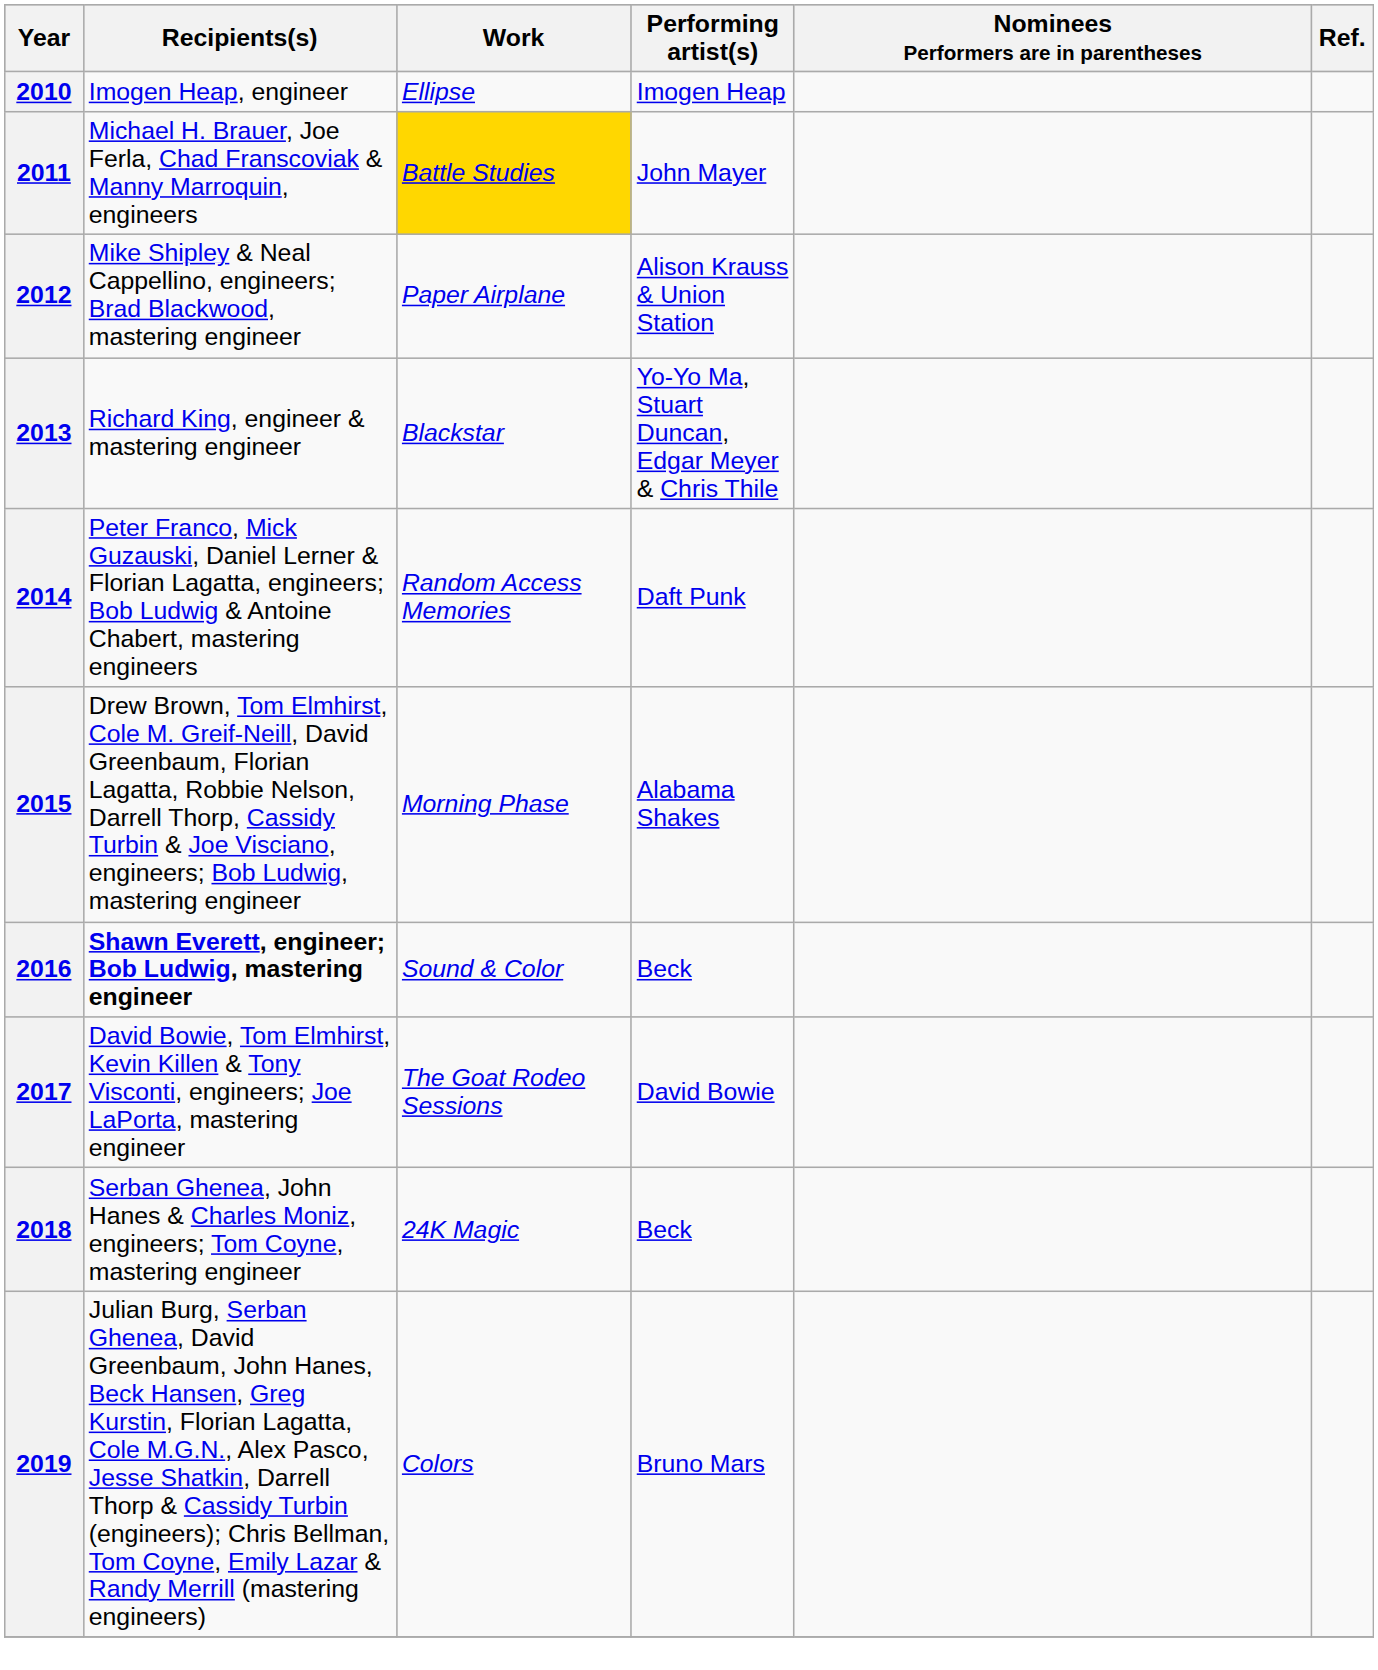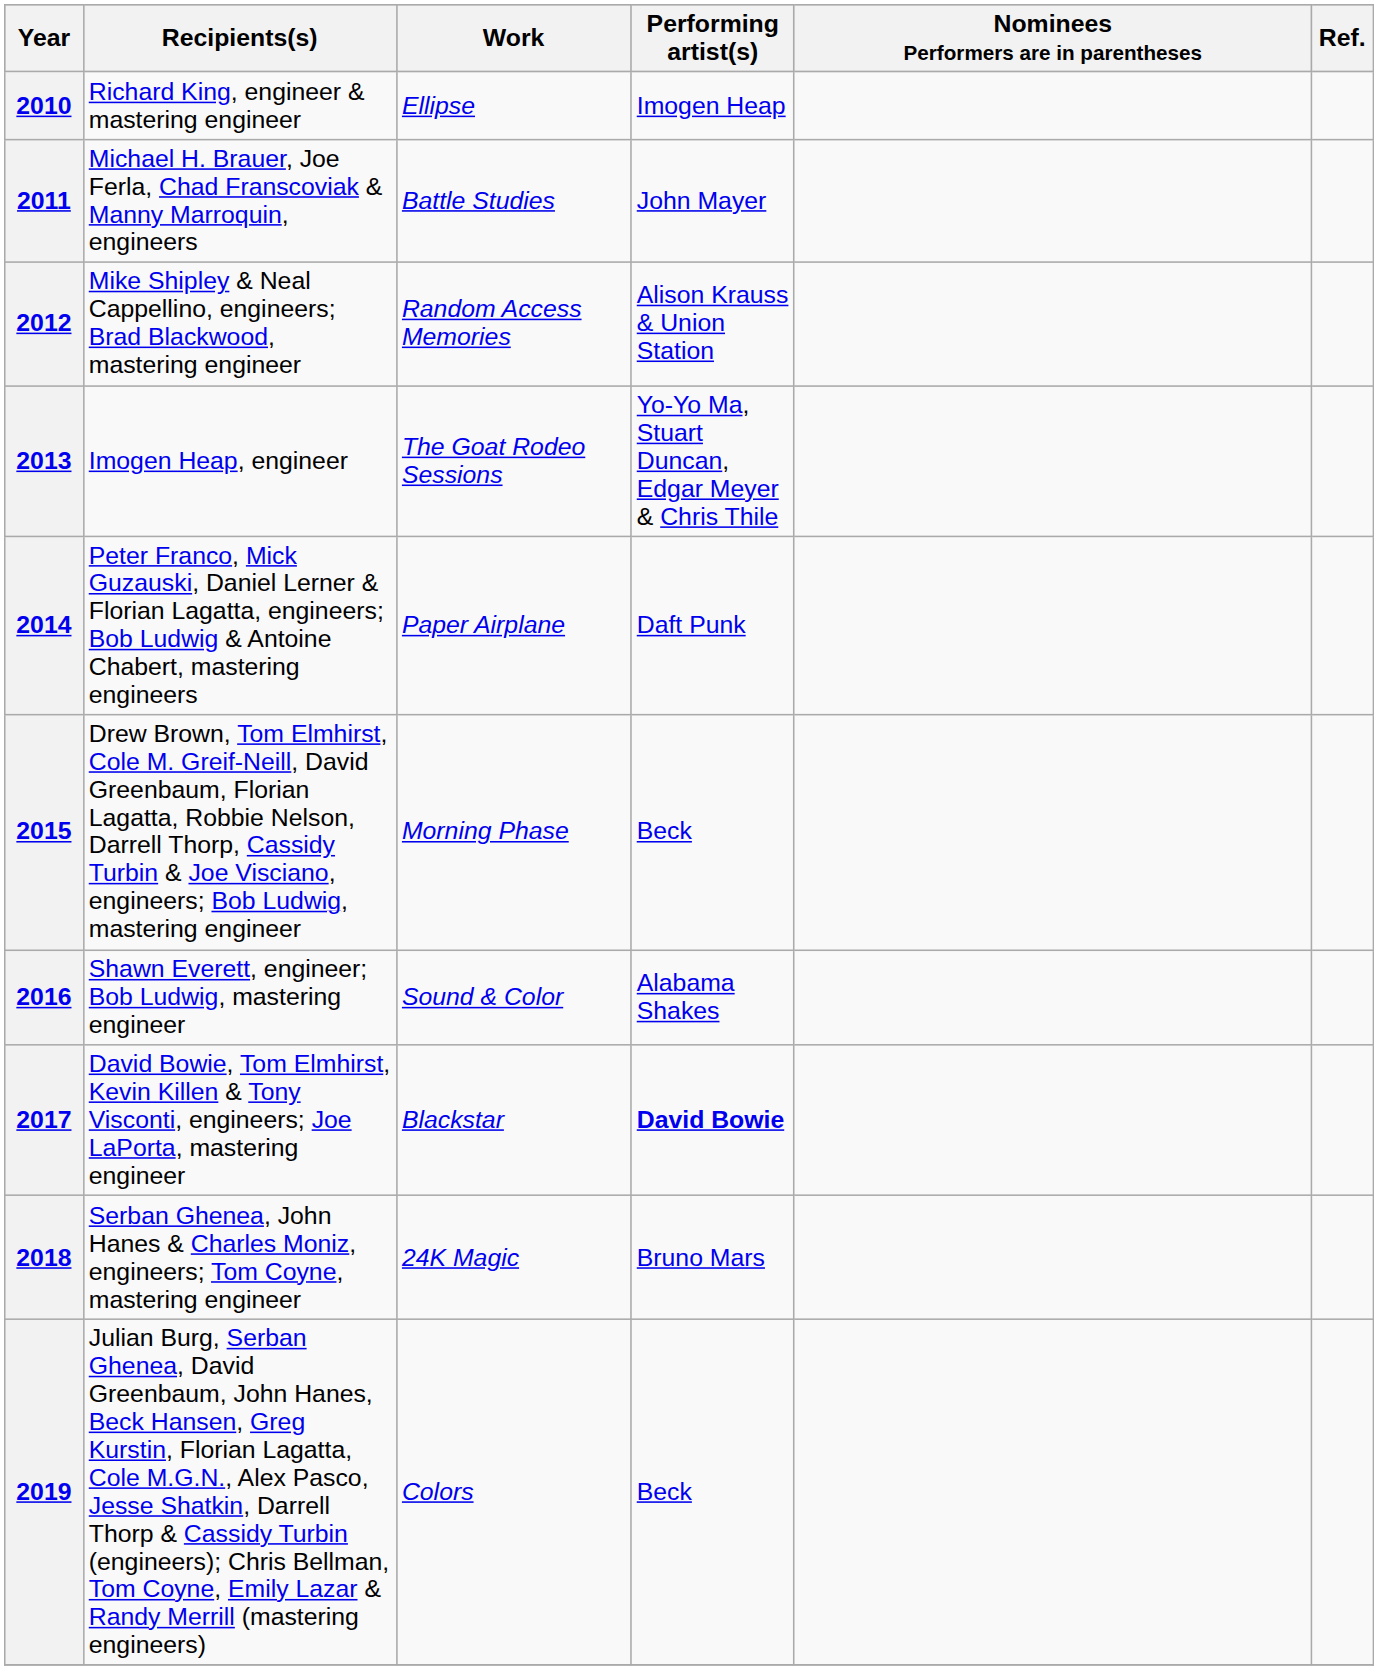(218, 91) Imogen Heap, engineer -> (227, 105) Richard King, engineer & mastering engineer
(478, 172) gold background -> (478, 200) no background
(483, 295) Paper Airplane -> (492, 323) Random Access Memories
(227, 432) Richard King, engineer & mastering engineer -> (218, 460) Imogen Heap, engineer
(453, 432) Blackstar -> (494, 460) The Goat Rodeo Sessions
(492, 597) Random Access Memories -> (483, 625) Paper Airplane
(686, 804) Alabama Shakes -> (664, 832) Beck
(237, 969) bold -> (228, 996) normal
(664, 969) Beck -> (686, 996) Alabama Shakes
(494, 1092) The Goat Rodeo Sessions -> (453, 1120) Blackstar
(706, 1092) normal -> (710, 1120) bold
(664, 1229) Beck -> (701, 1256) Bruno Mars
(701, 1463) Bruno Mars -> (664, 1491) Beck
